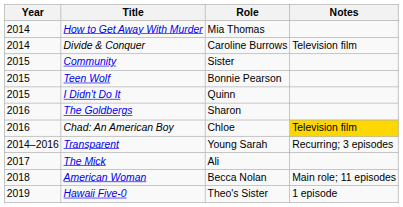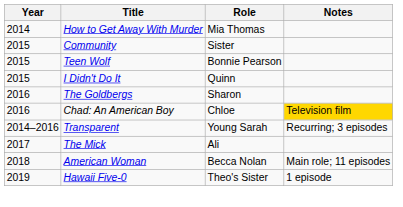- row: (104, 45)
